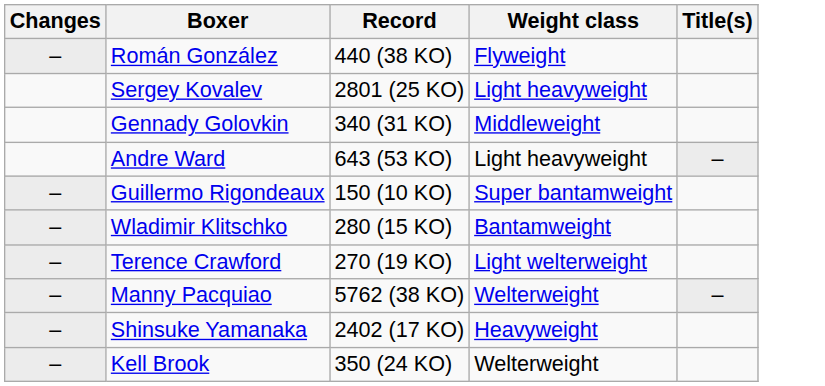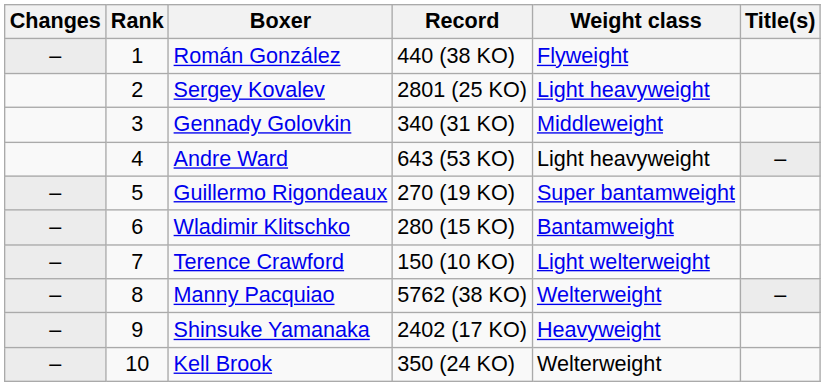+ column: (137, 21)
(393, 192) 150 (10 KO) -> (456, 192) 270 (19 KO)
(393, 261) 270 (19 KO) -> (456, 261) 150 (10 KO)
